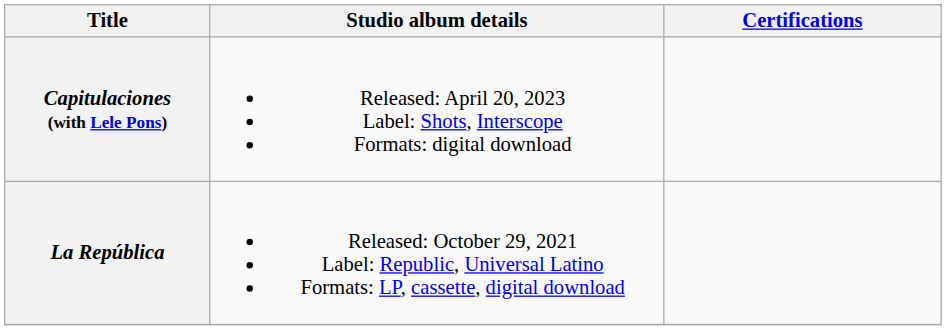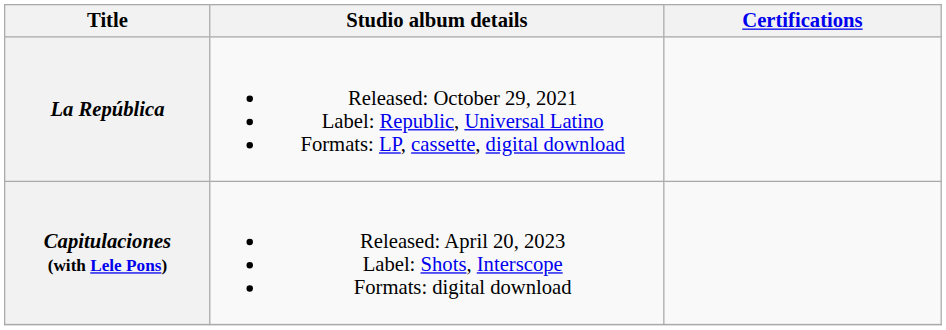rows swapped: (107, 252) <-> (107, 109)
